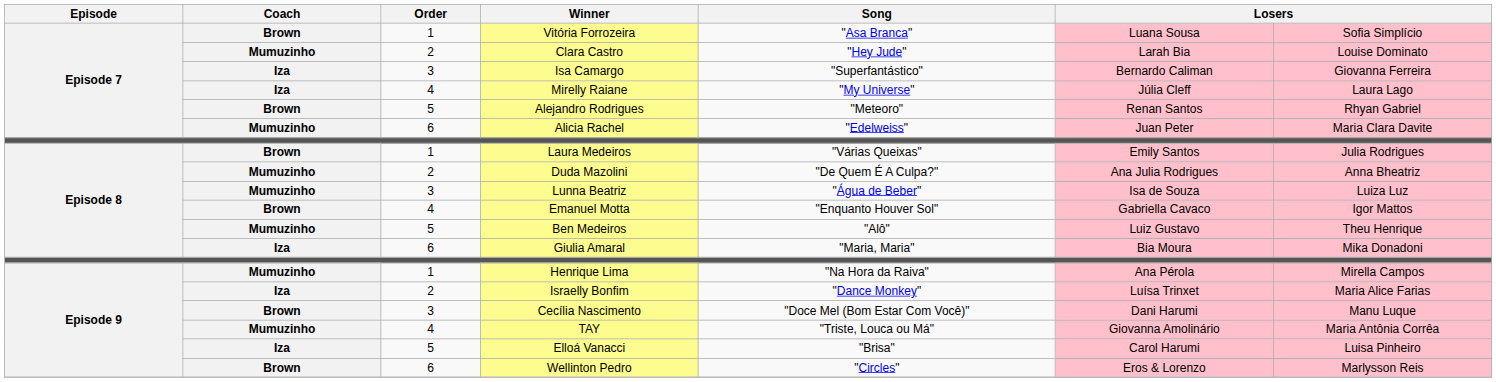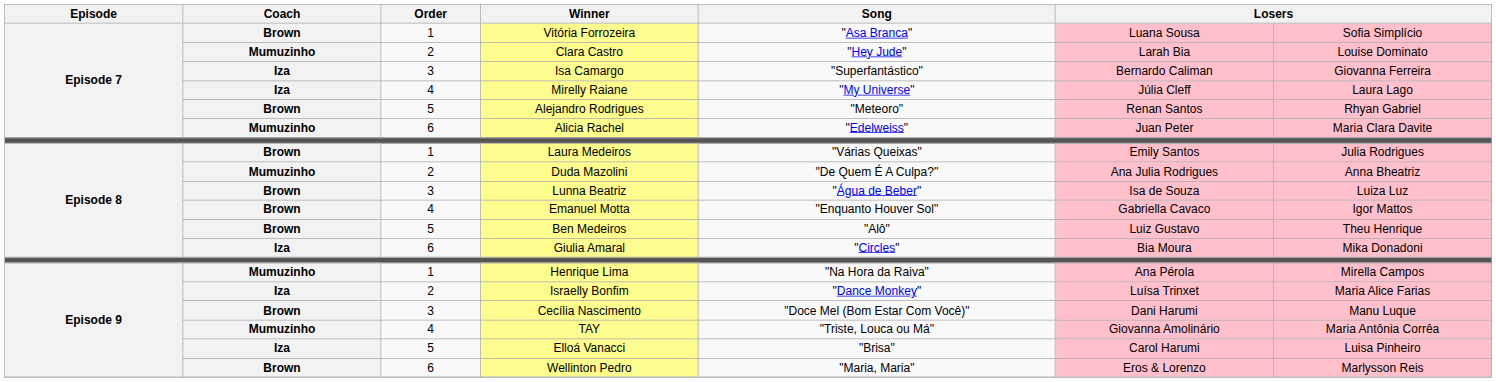(282, 190) Mumuzinho -> (282, 190) Brown
(282, 228) Mumuzinho -> (282, 228) Brown
(877, 247) "Maria, Maria" -> (877, 247) "Circles"
(877, 367) "Circles" -> (877, 367) "Maria, Maria"
